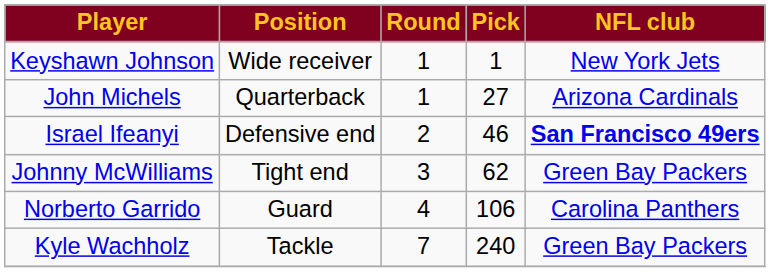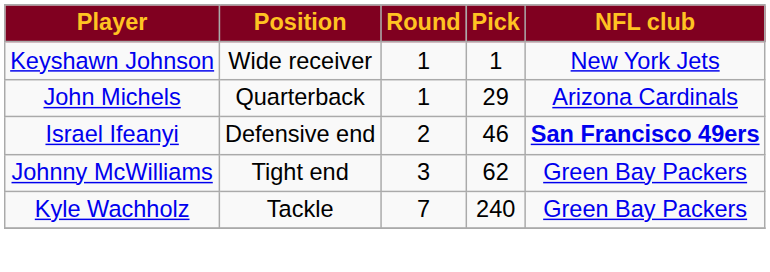(496, 97) 27 -> (496, 97) 29
- row: (112, 209)
